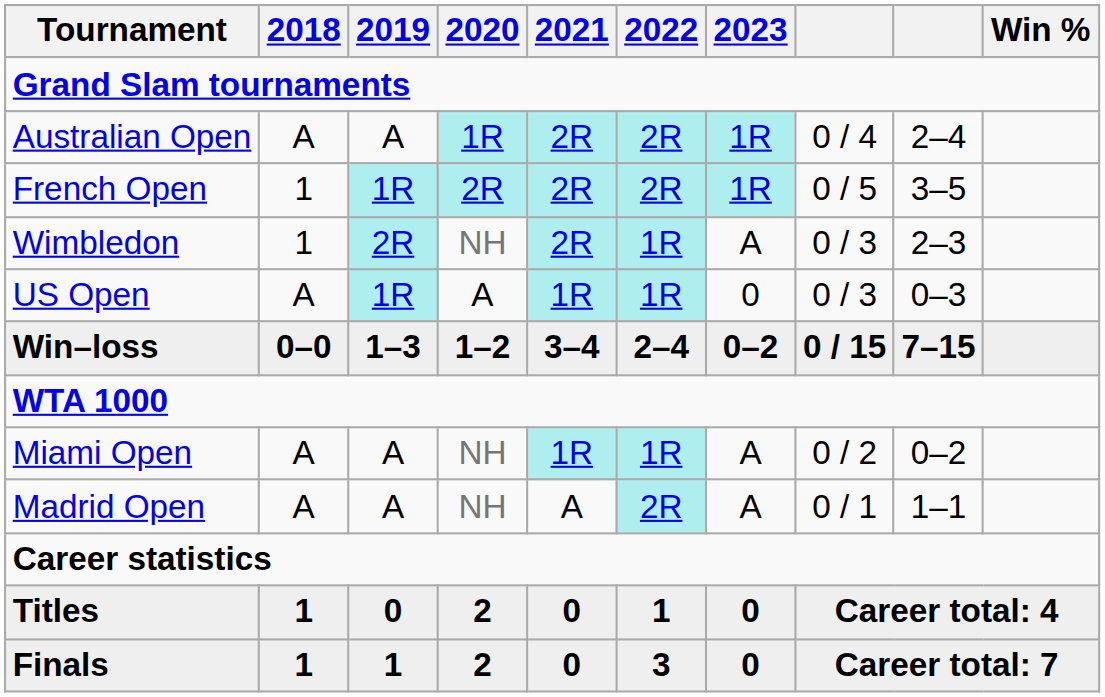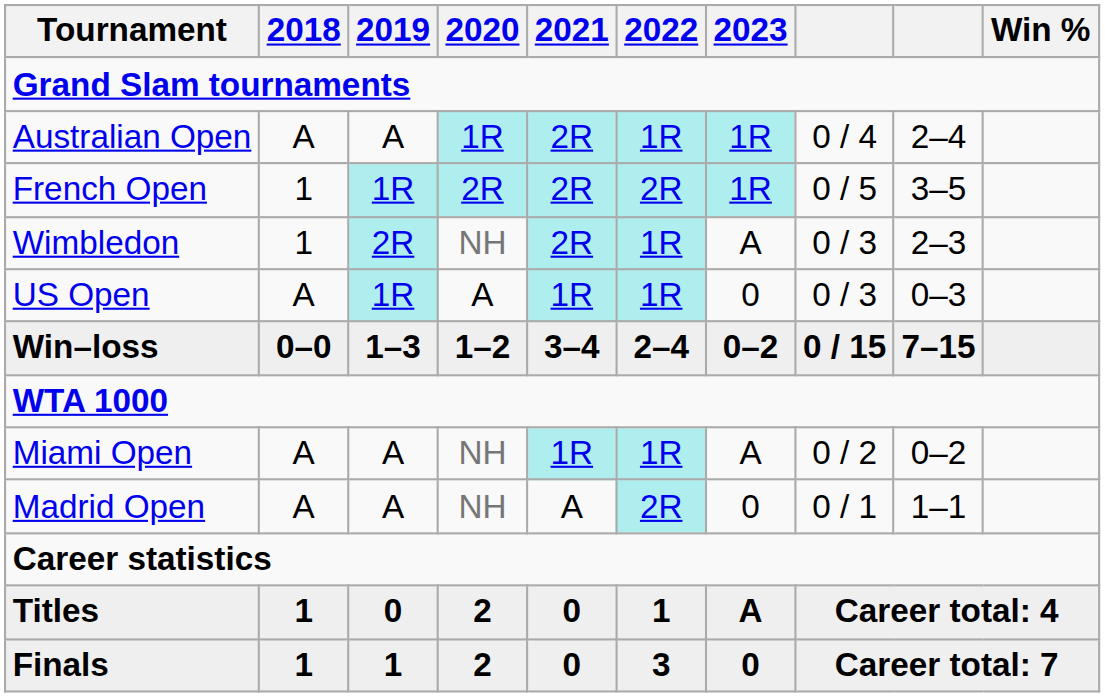(661, 136) 2R -> (661, 136) 1R
(751, 505) A -> (751, 505) 0
(751, 611) 0 -> (751, 611) A
